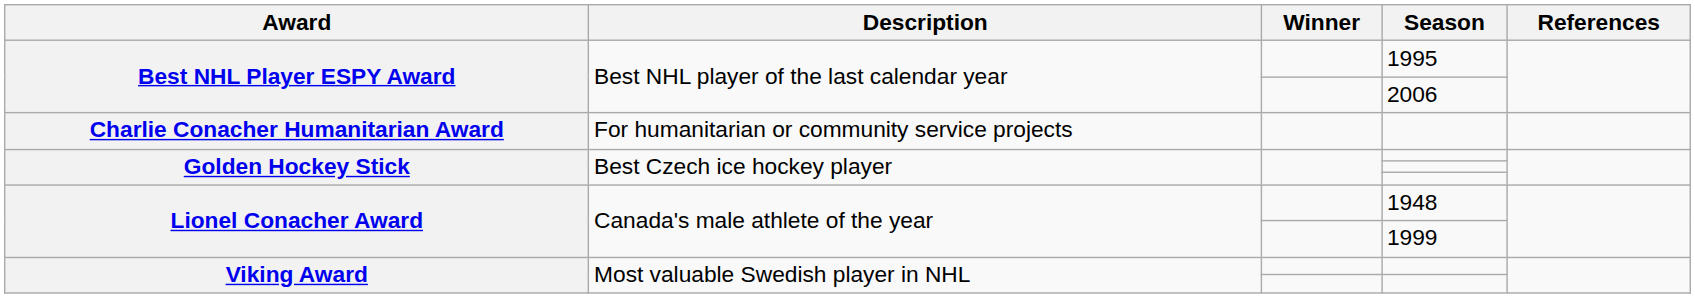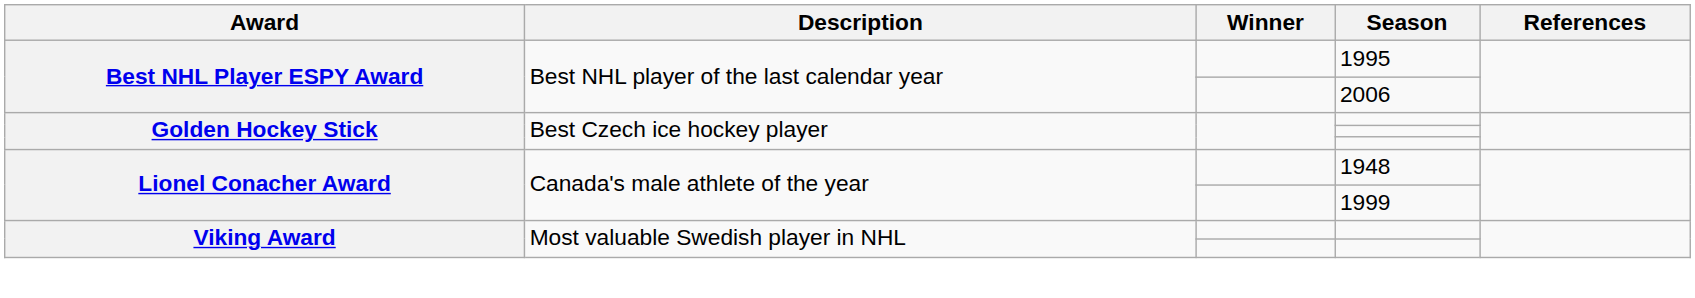- row: (297, 130)
